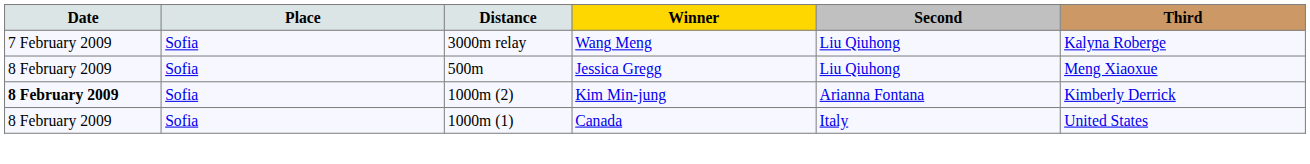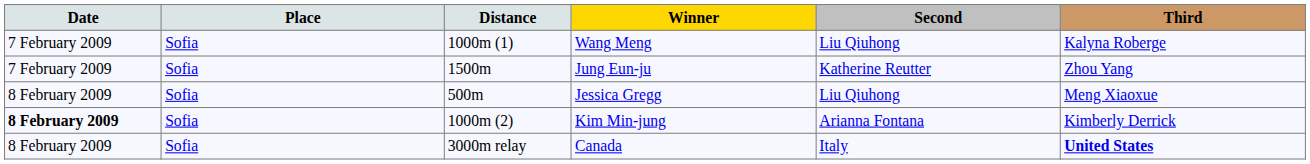(487, 43) 3000m relay -> (481, 43) 1000m (1)
+ row: (613, 68)
(481, 120) 1000m (1) -> (487, 146) 3000m relay
(1106, 120) normal -> (1109, 146) bold
